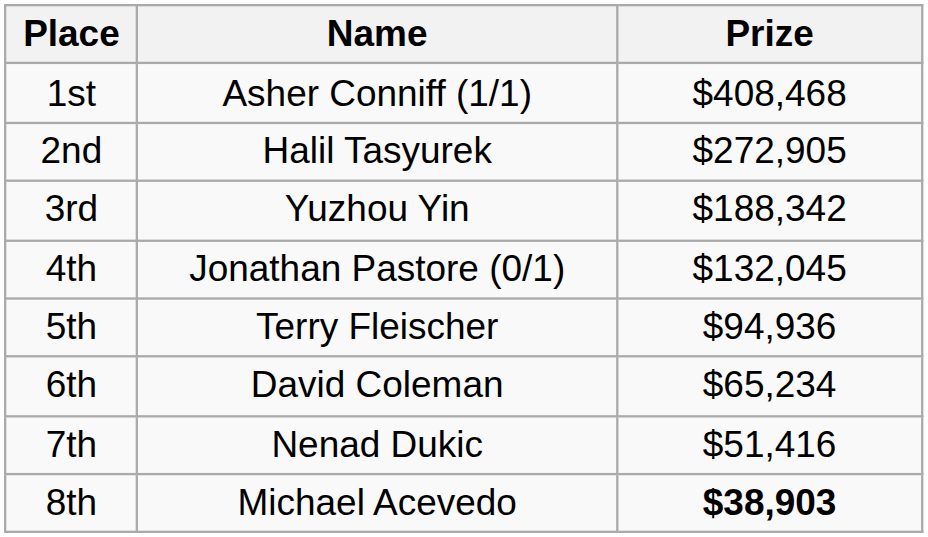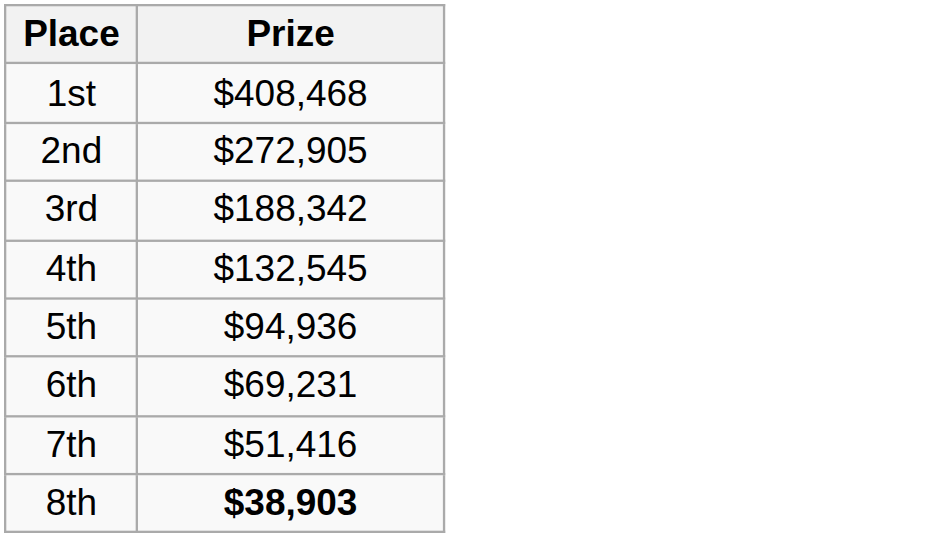- column: (377, 33)
(770, 268) $132,045 -> (291, 268) $132,545
(770, 385) $65,234 -> (291, 385) $69,231
